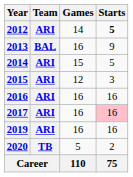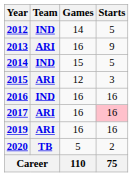(45, 29) ARI -> (45, 29) IND
(112, 29) bold -> (112, 29) normal
(45, 46) BAL -> (45, 46) ARI
(45, 63) ARI -> (45, 63) IND
(45, 96) ARI -> (45, 96) IND
